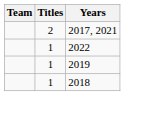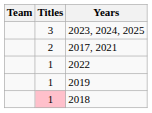+ row: (106, 30)
(50, 82) no background -> (50, 99) pink background
